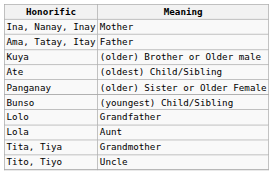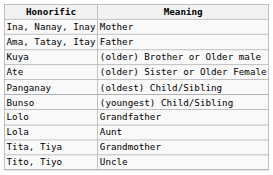(161, 72) (oldest) Child/Sibling -> (183, 72) (older) Sister or Older Female
(183, 87) (older) Sister or Older Female -> (161, 87) (oldest) Child/Sibling
